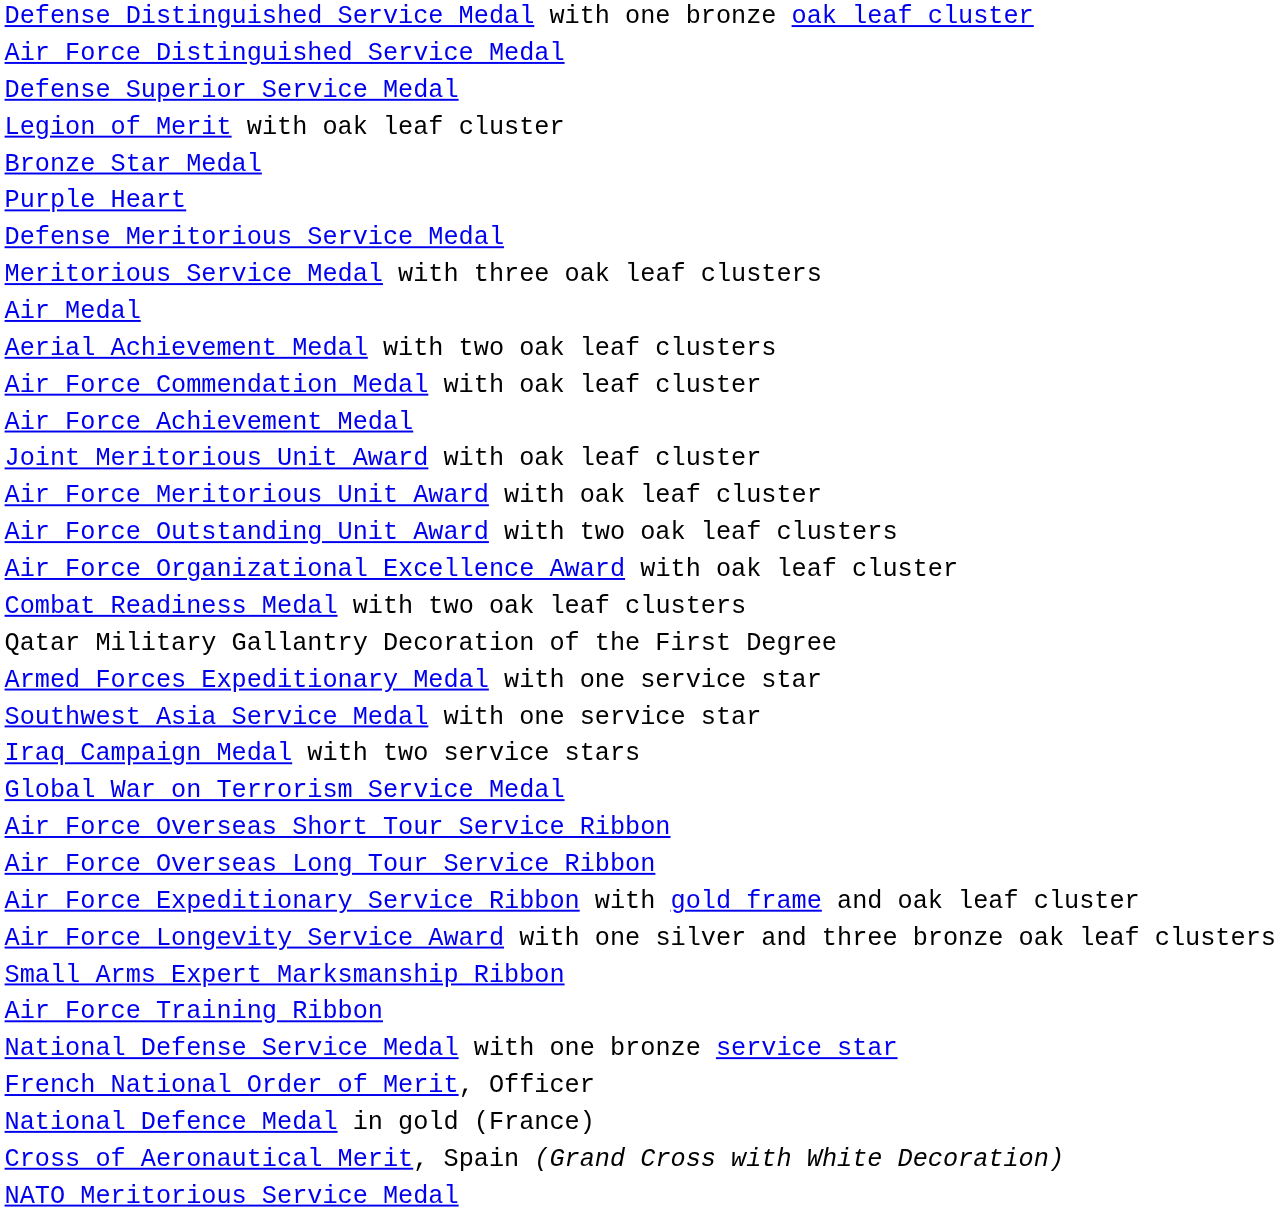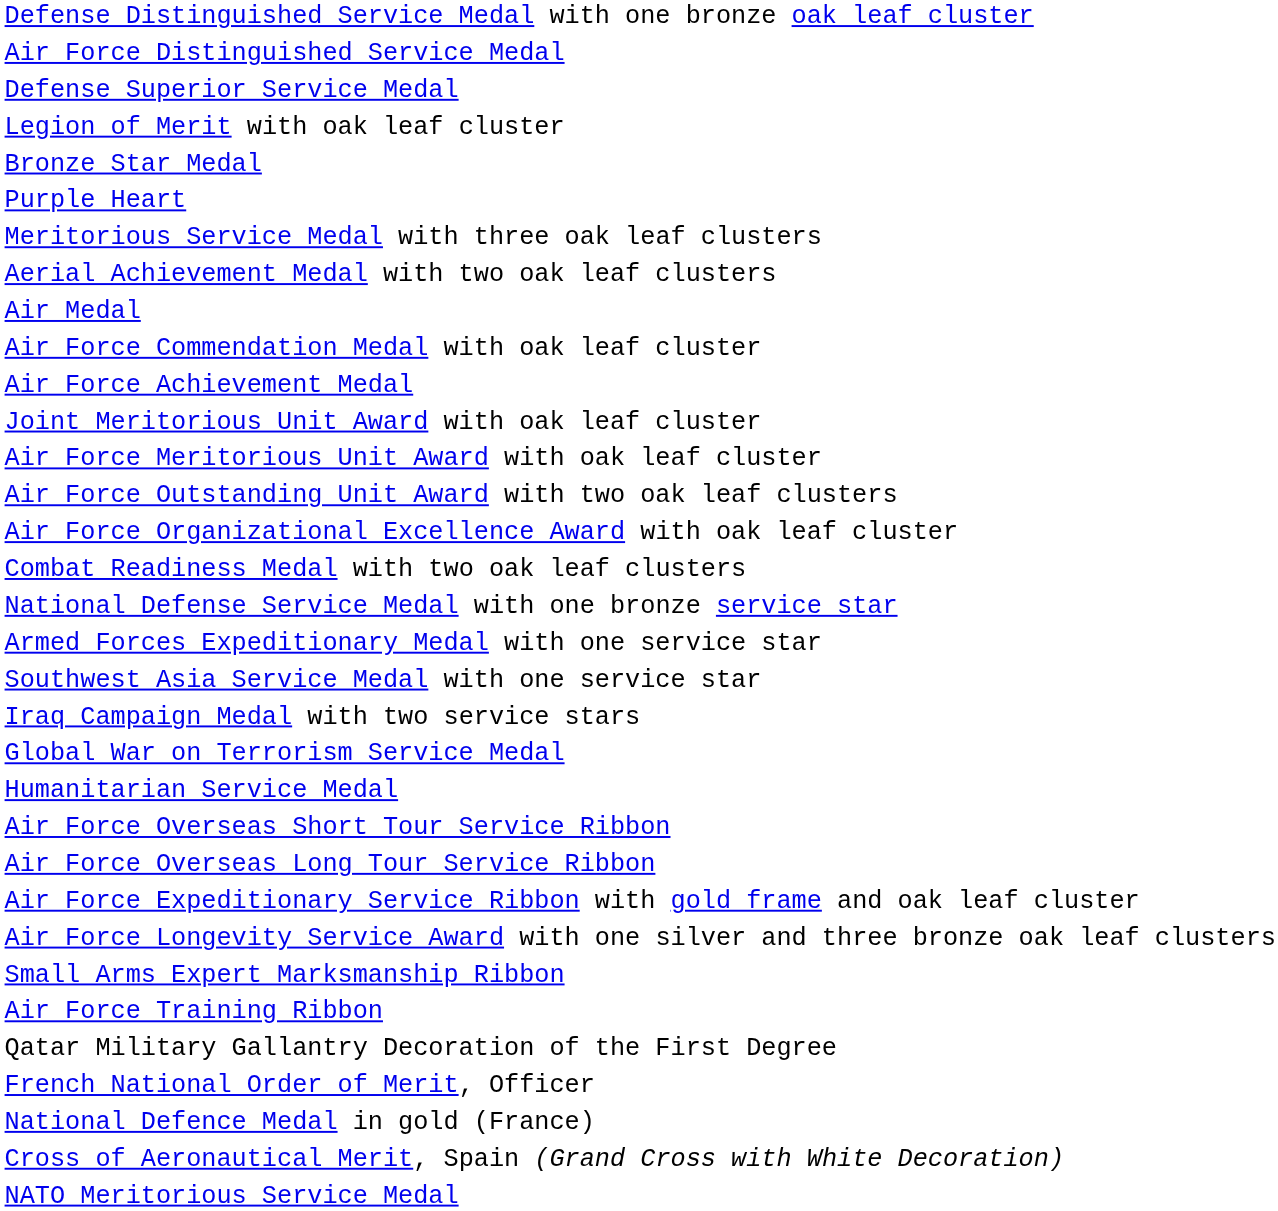- row: (254, 238)
rows swapped: (73, 311) <-> (391, 348)
rows swapped: (451, 1048) <-> (421, 643)
+ row: (201, 790)
